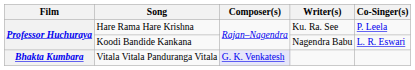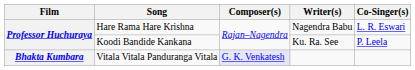(315, 27) Ku. Ra. See -> (322, 27) Nagendra Babu
(372, 27) P. Leela -> (381, 27) L. R. Eswari
(322, 42) Nagendra Babu -> (315, 42) Ku. Ra. See
(381, 42) L. R. Eswari -> (372, 42) P. Leela
